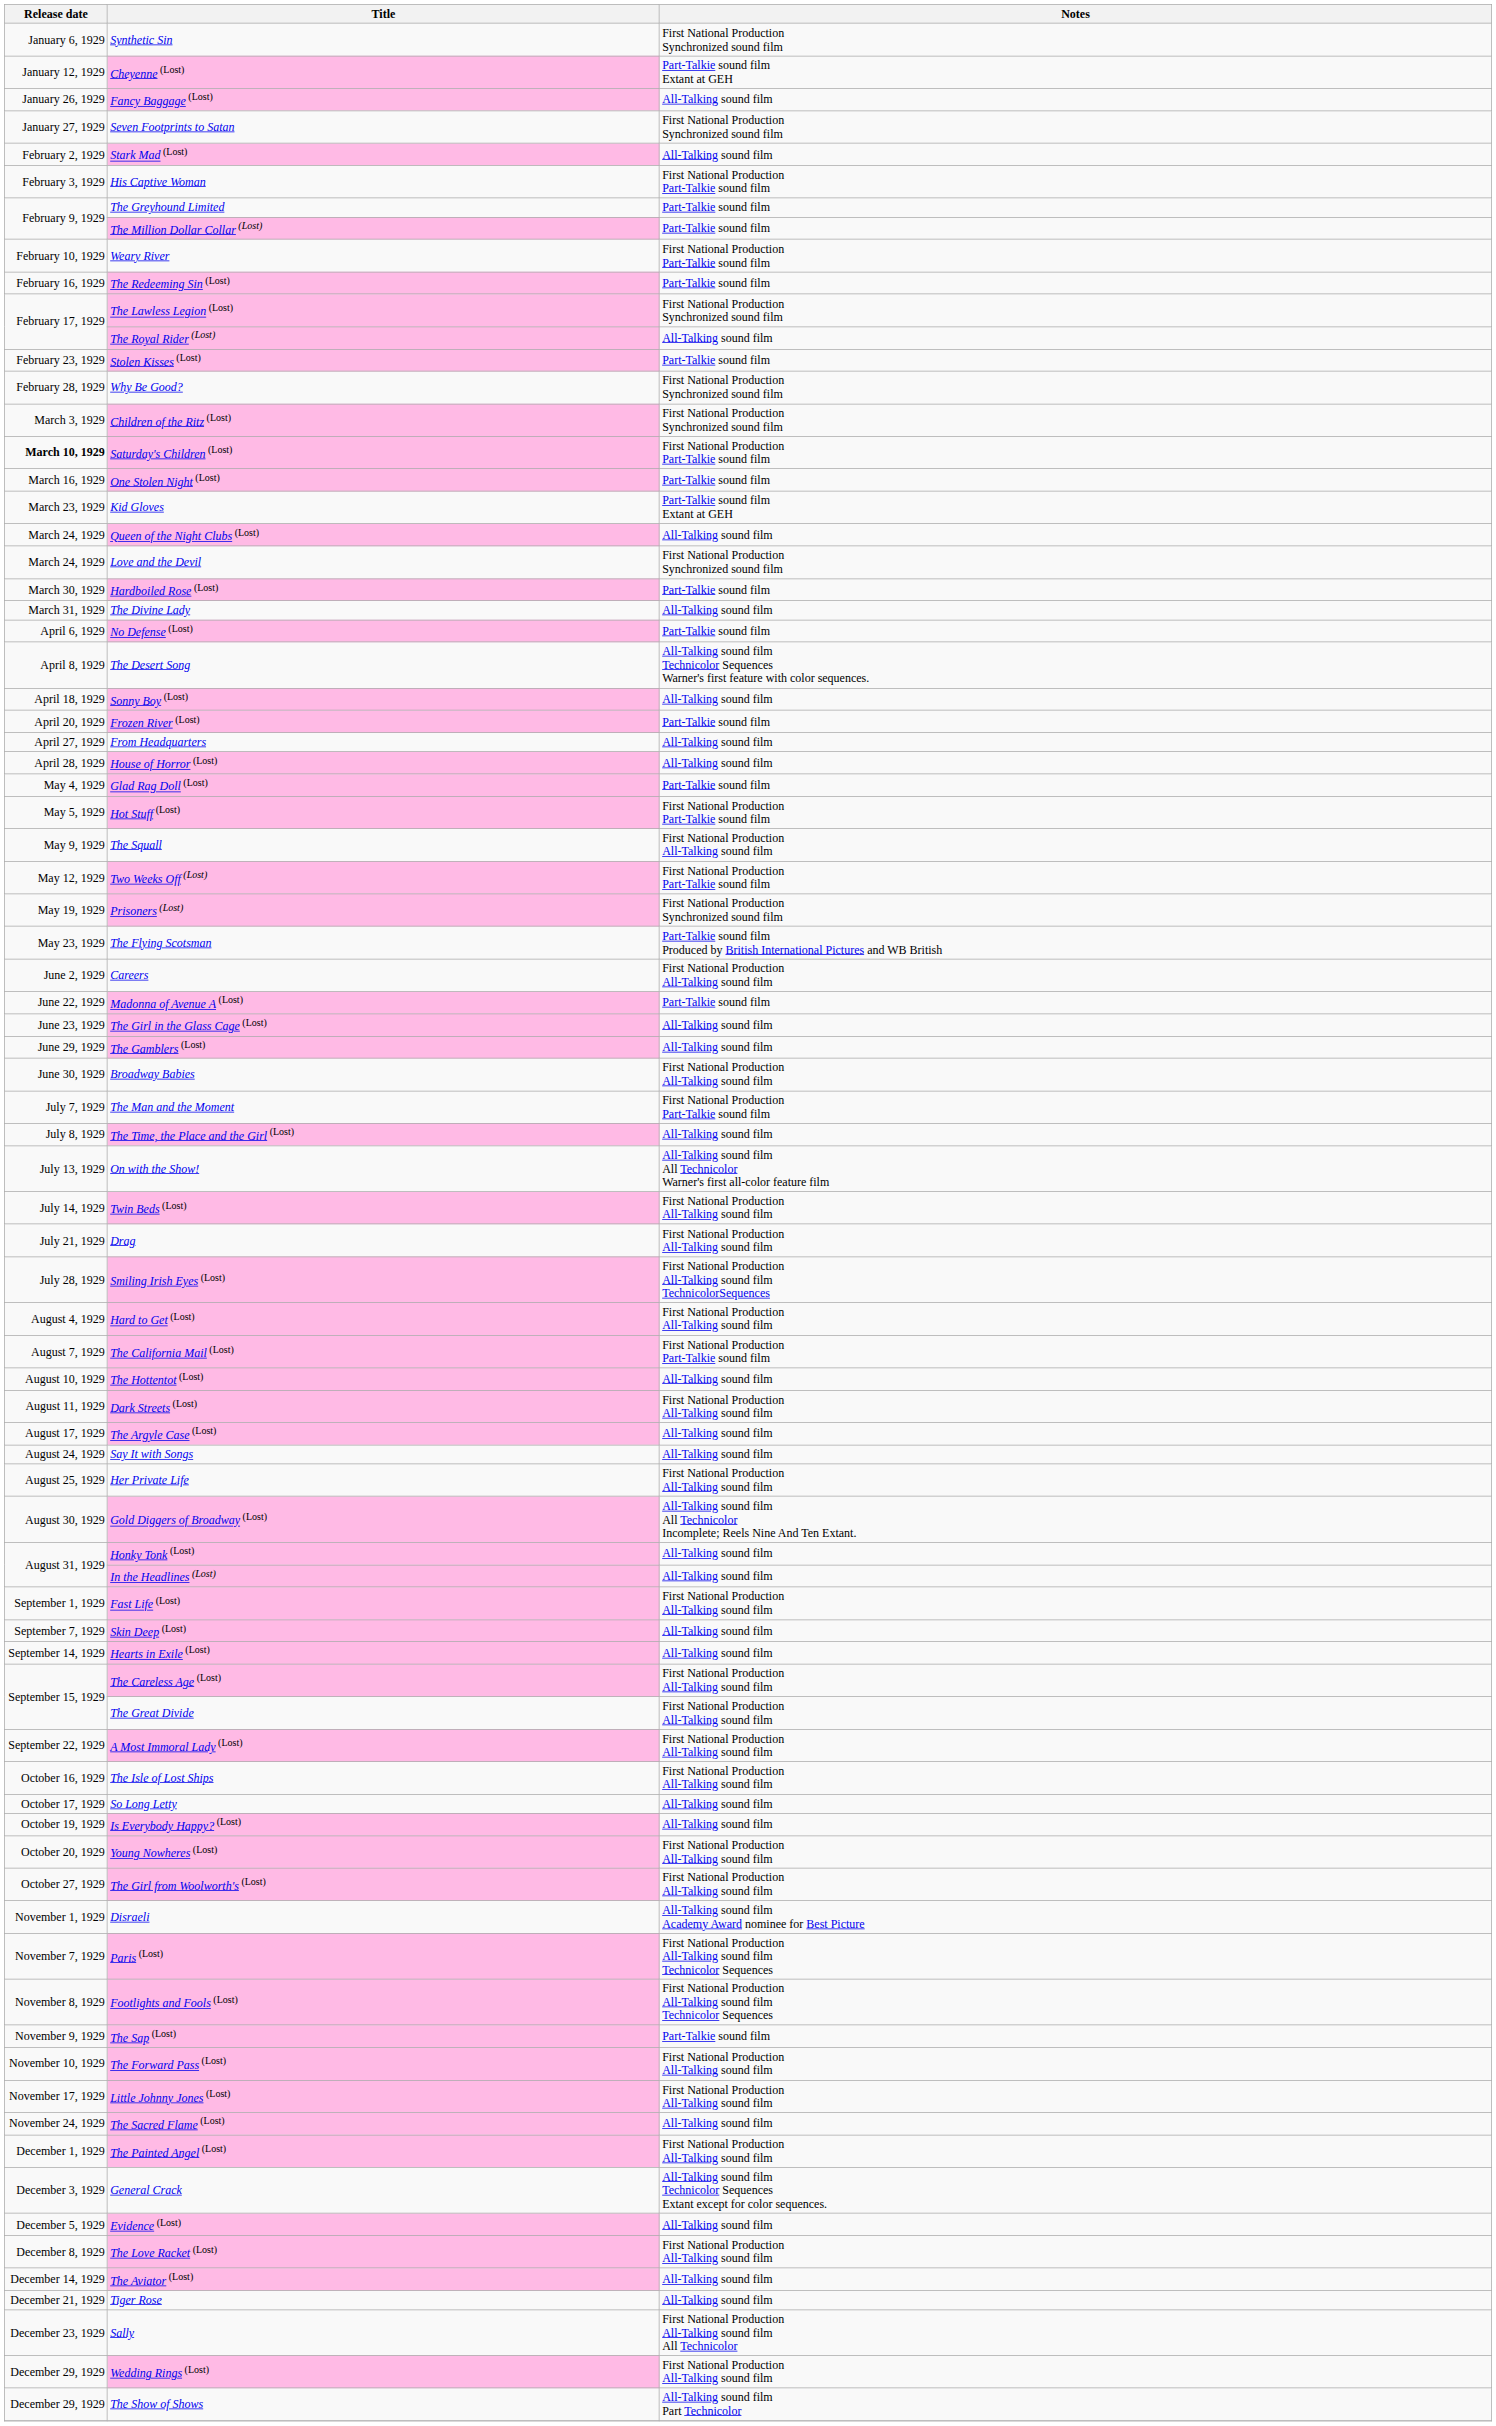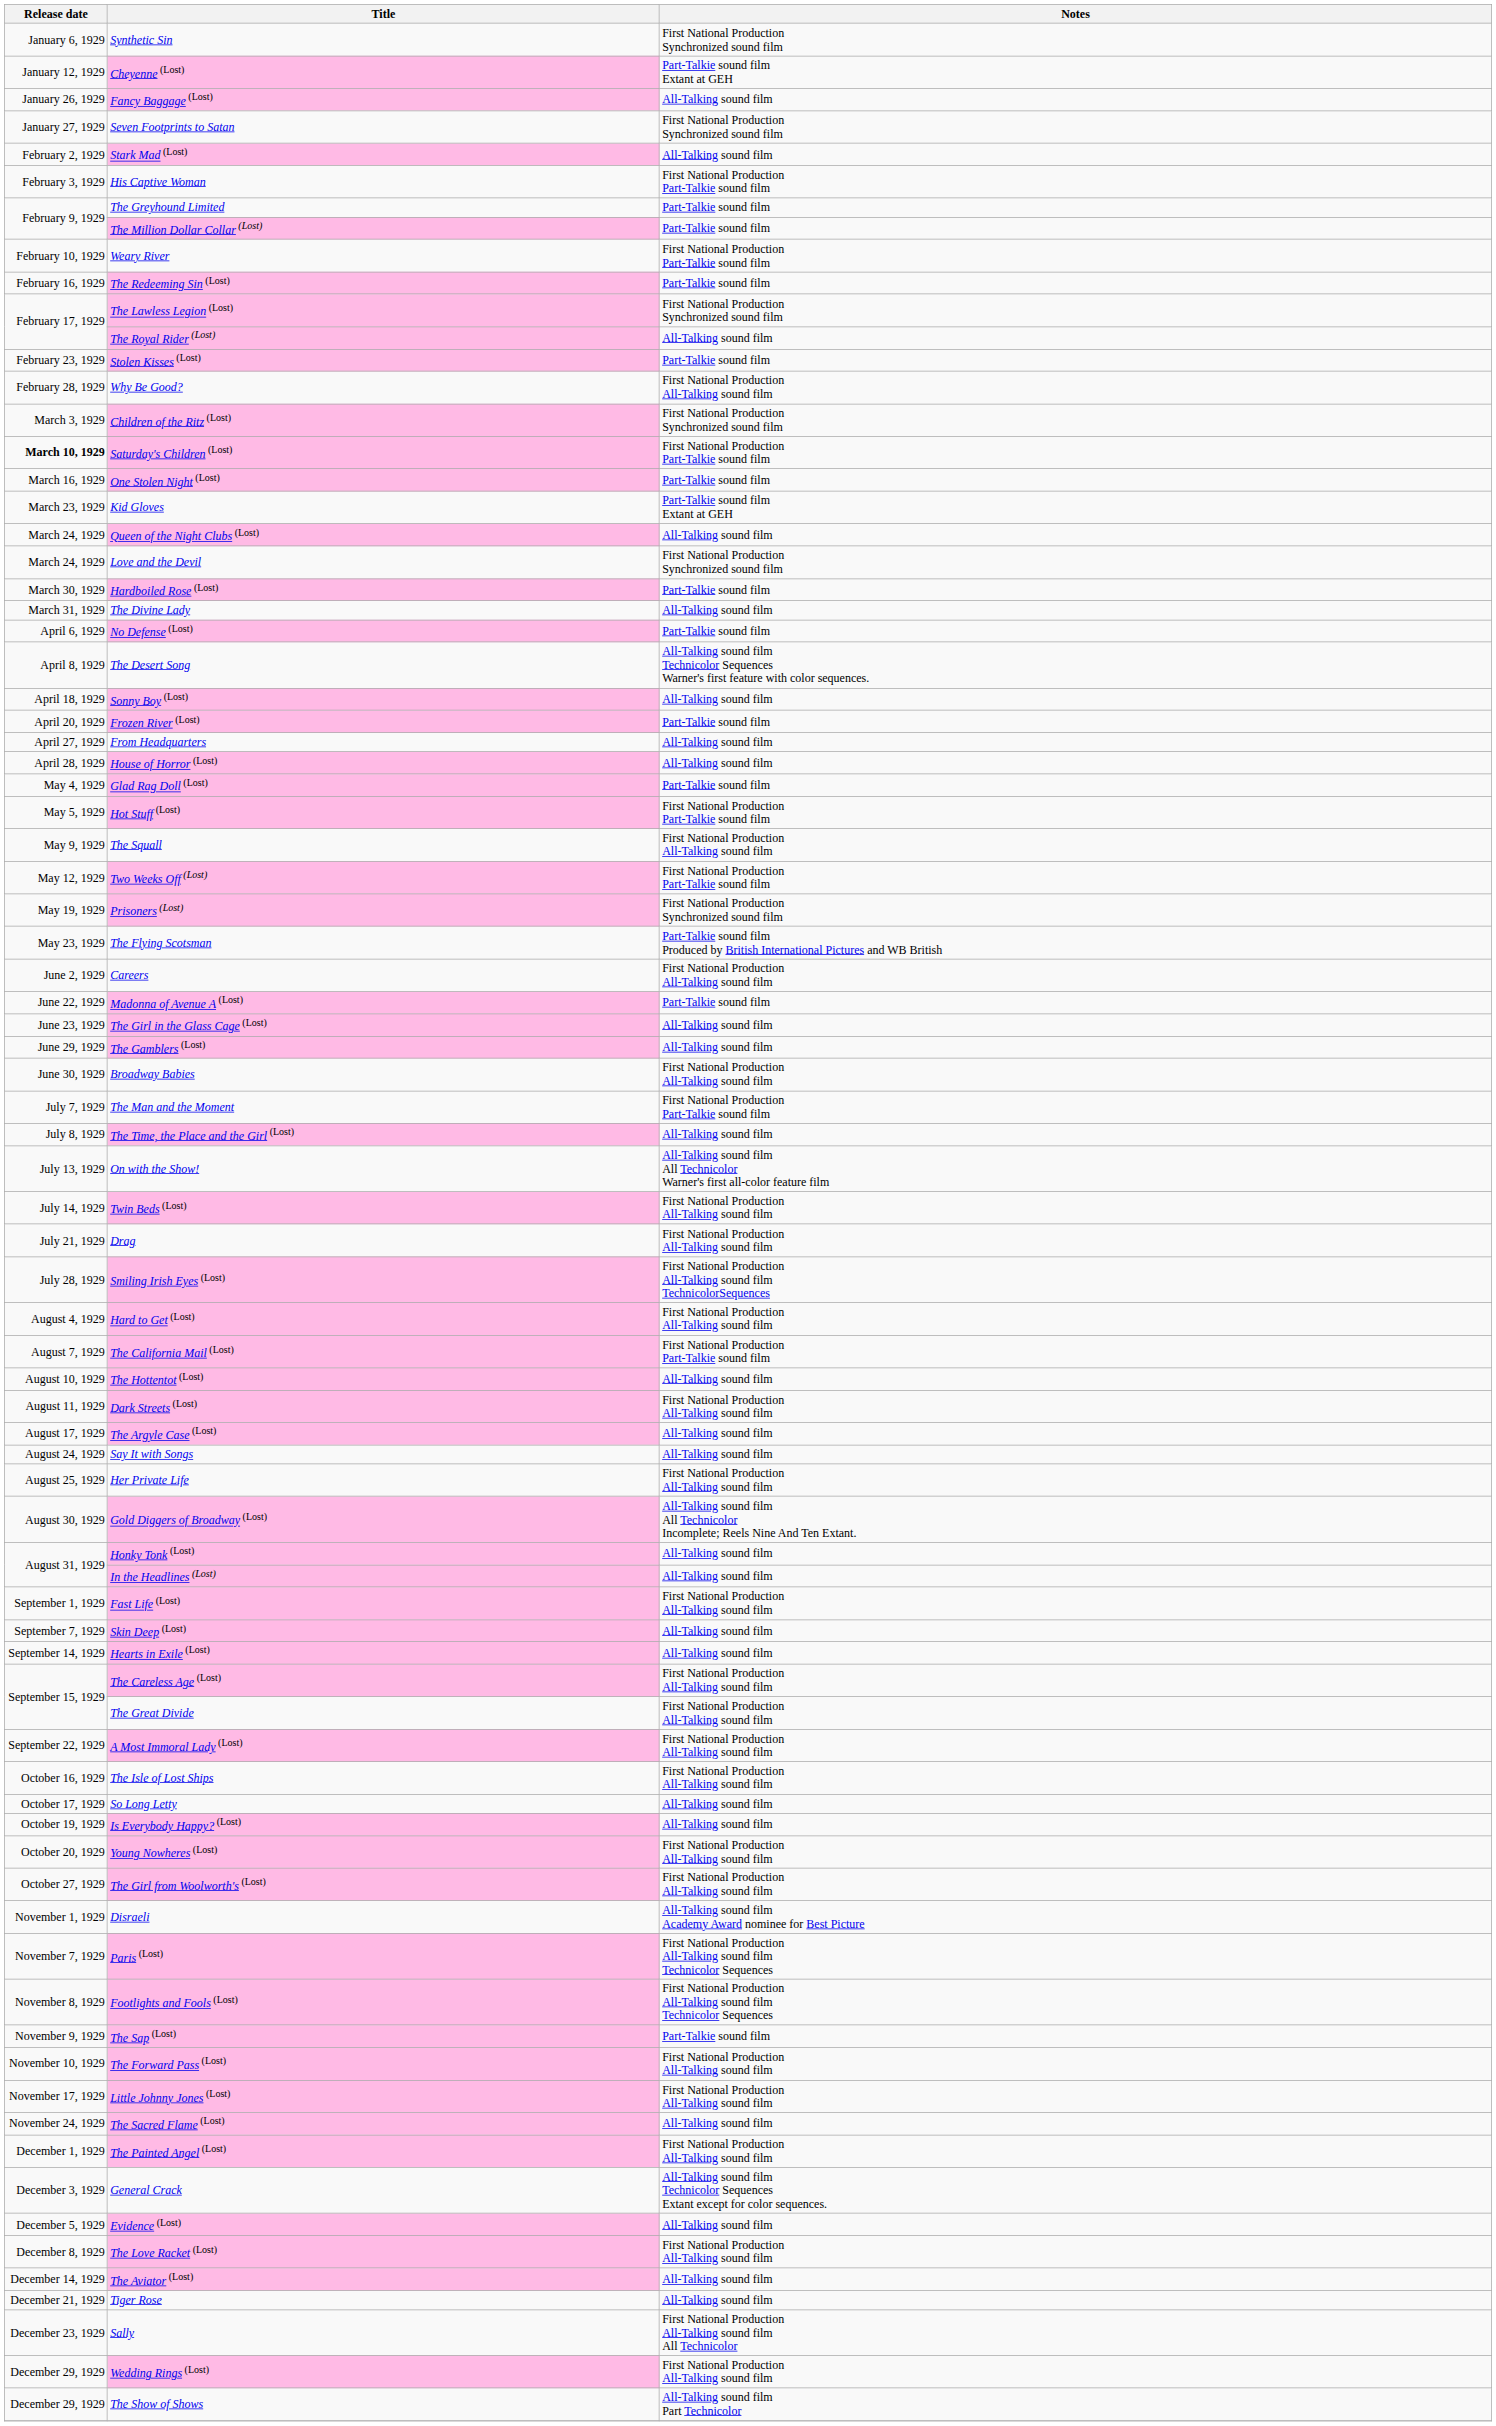(723, 387) First National Production Synchronized sound film -> (723, 387) First National Production All-Talking sound film
